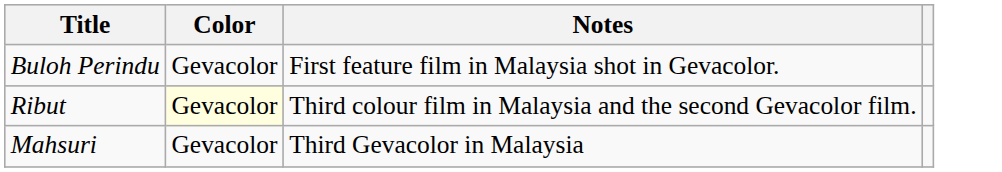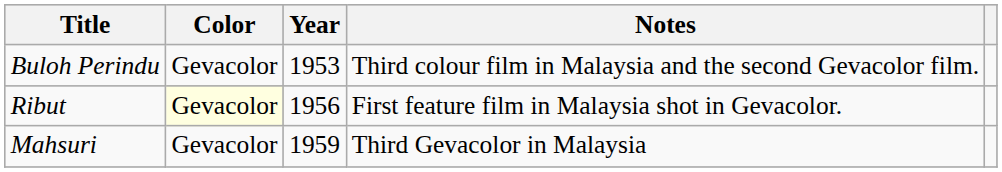+ column: (315, 24)
(534, 65) First feature film in Malaysia shot in Gevacolor. -> (665, 65) Third colour film in Malaysia and the second Gevacolor film.
(603, 105) Third colour film in Malaysia and the second Gevacolor film. -> (597, 105) First feature film in Malaysia shot in Gevacolor.
